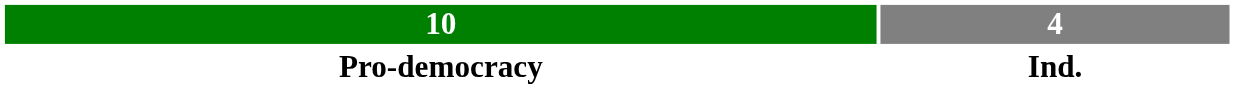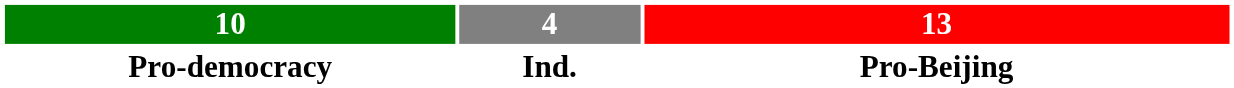+ column: (937, 23)
